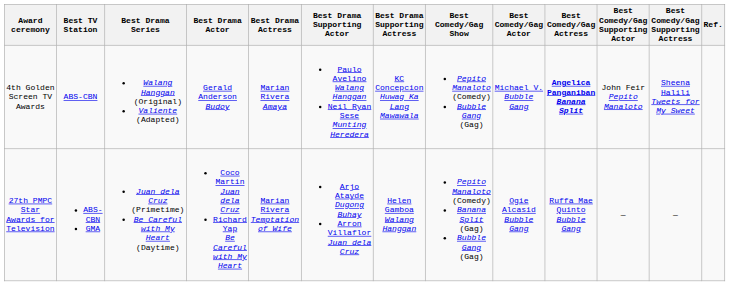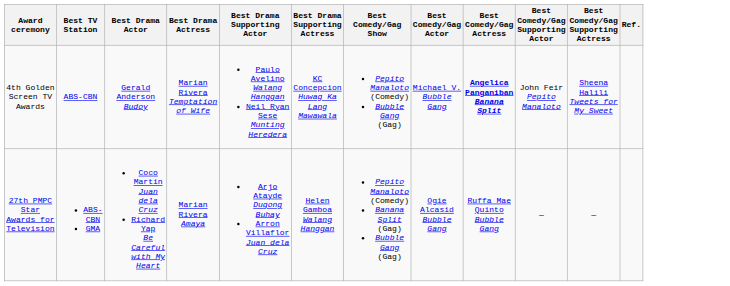- column: (145, 25)
(275, 97) Marian Rivera Amaya -> (193, 97) Marian Rivera Temptation of Wife
(275, 215) Marian Rivera Temptation of Wife -> (193, 215) Marian Rivera Amaya
